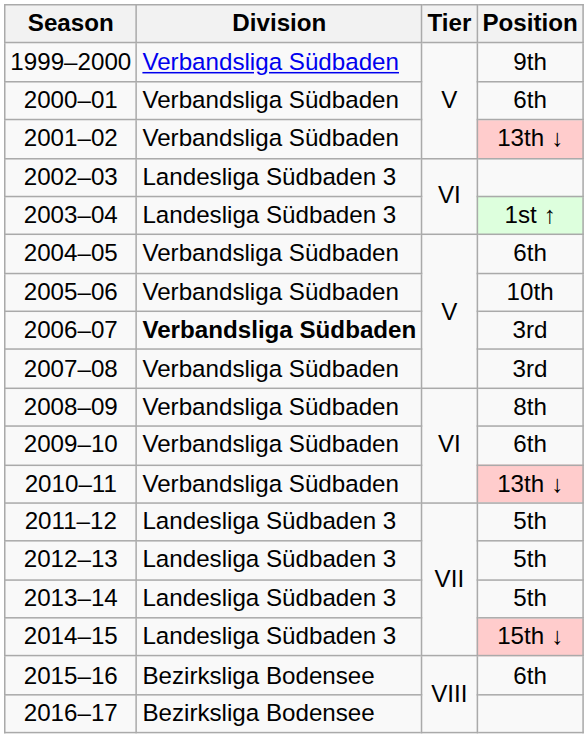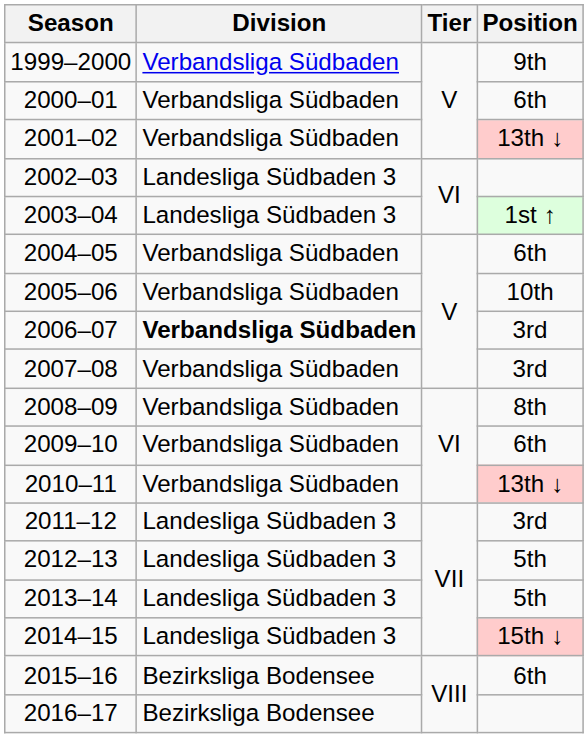(530, 521) 5th -> (530, 521) 3rd
